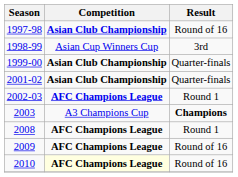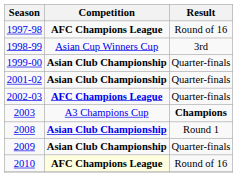(107, 29) Asian Club Championship -> (107, 29) AFC Champions League
(201, 96) Round 1 -> (201, 96) Quarter-finals
(107, 130) AFC Champions League -> (107, 130) Asian Club Championship
(107, 146) AFC Champions League -> (107, 146) Asian Club Championship
(201, 146) Round of 16 -> (201, 146) Quarter-finals
